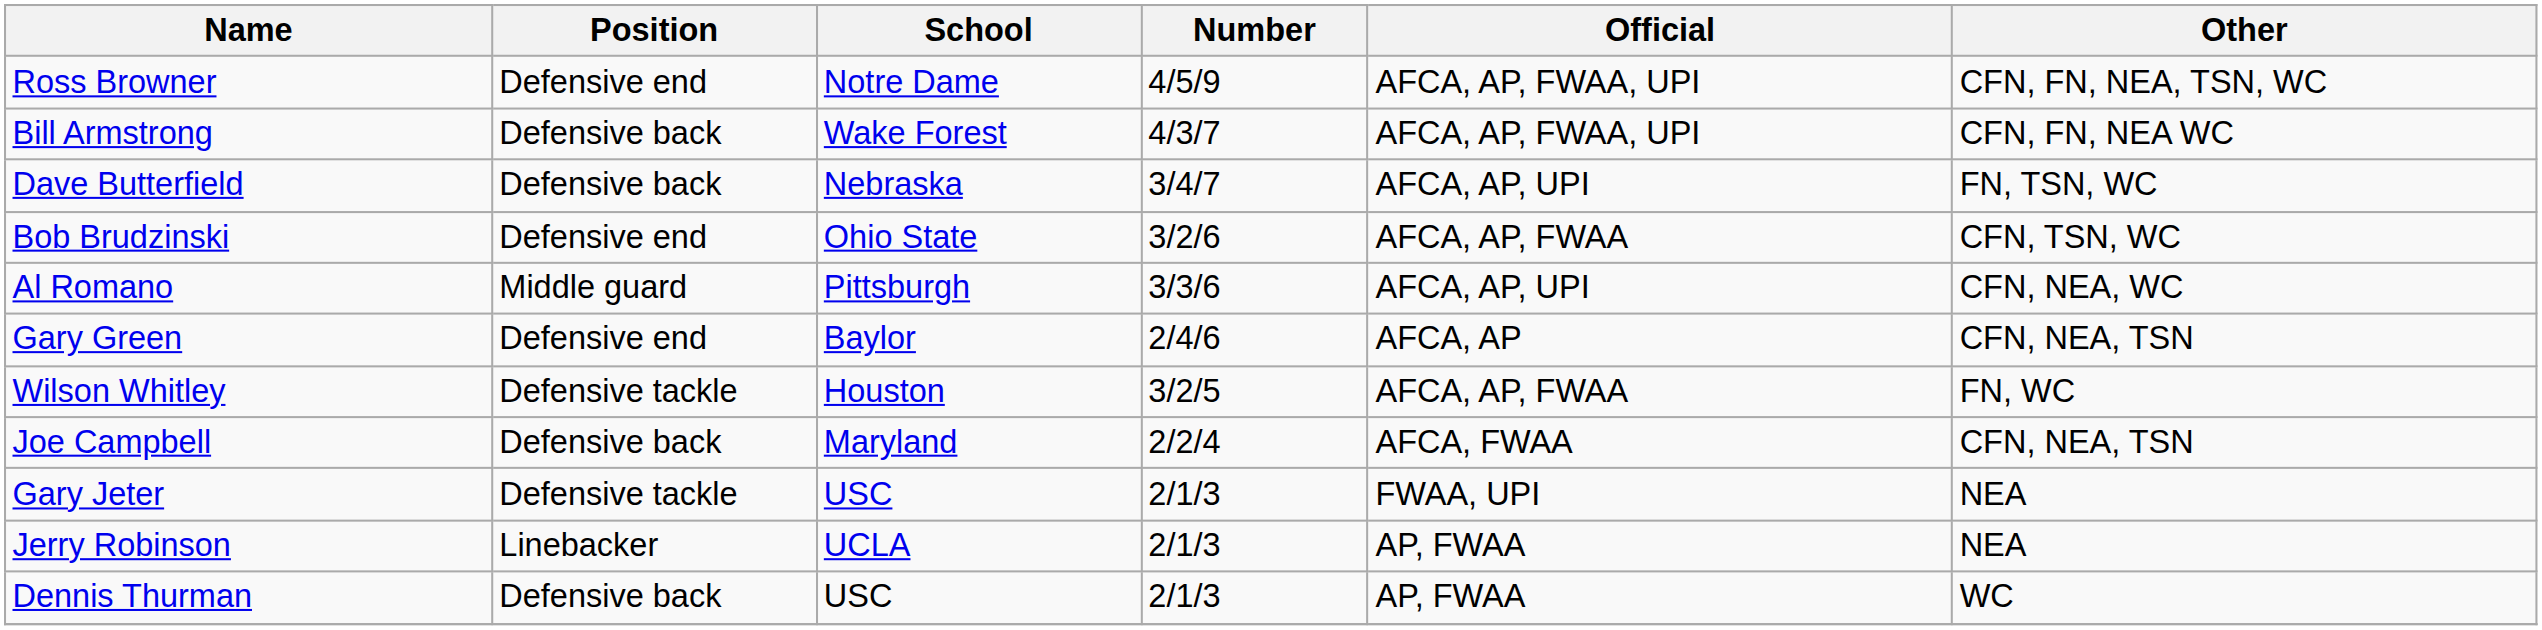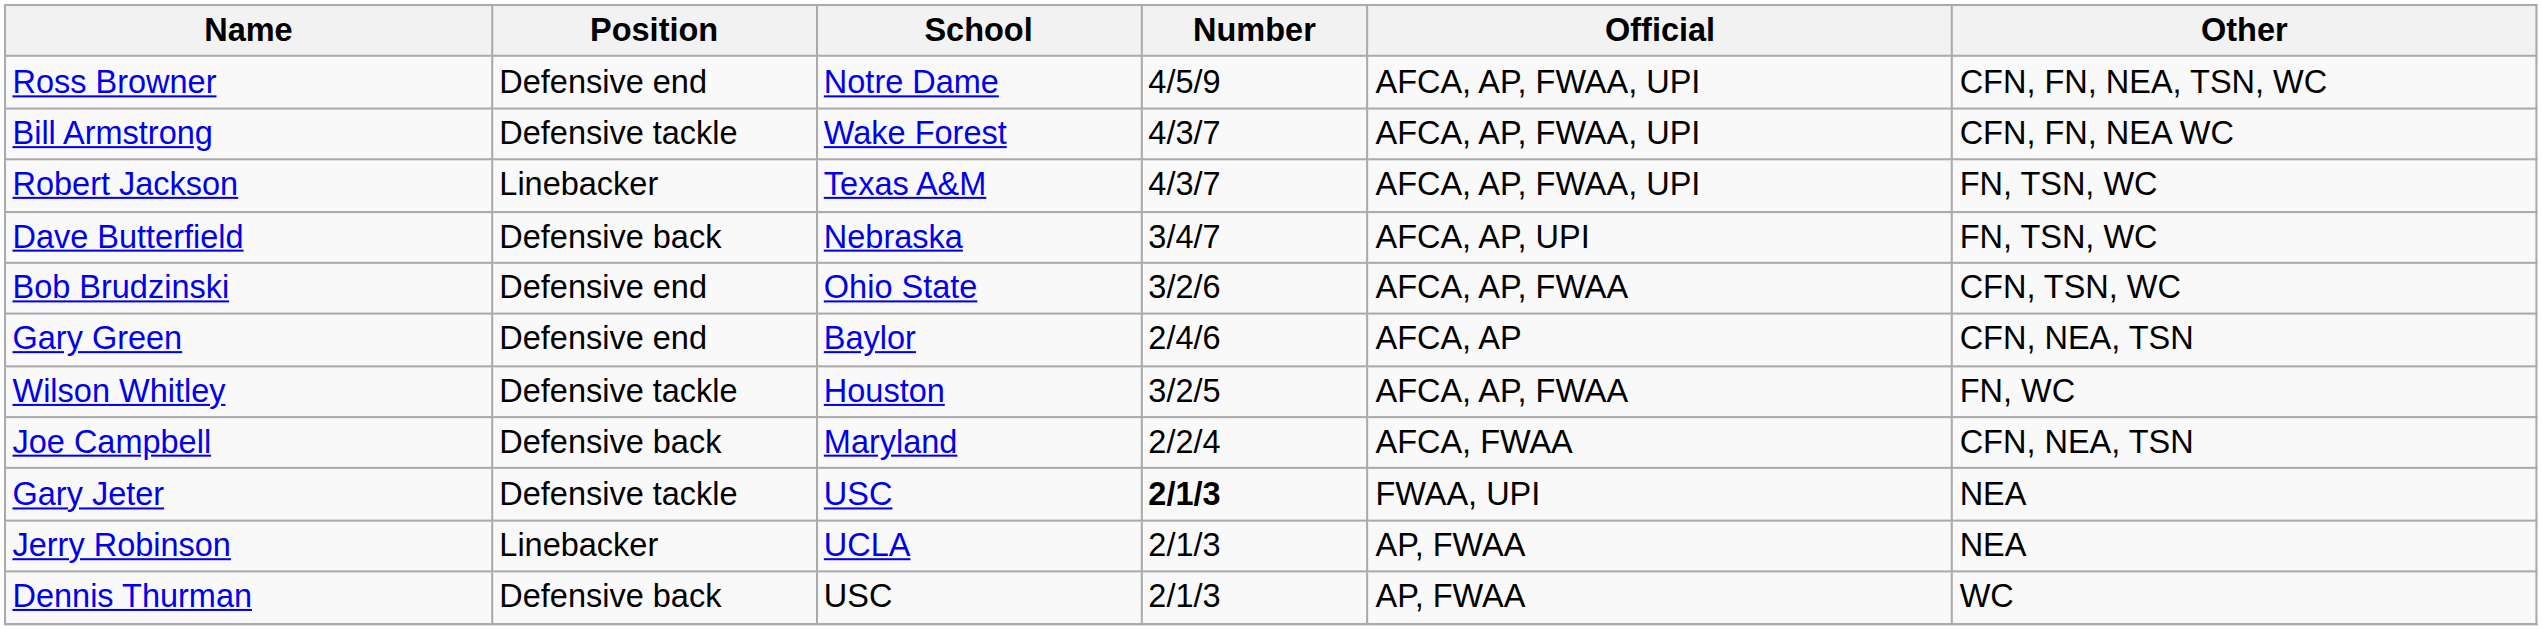(610, 133) Defensive back -> (618, 133) Defensive tackle
+ row: (125, 184)
- row: (93, 287)
(1184, 493) normal -> (1184, 493) bold
